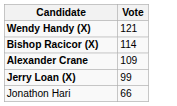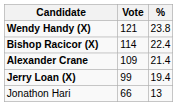+ column: (160, 12)
